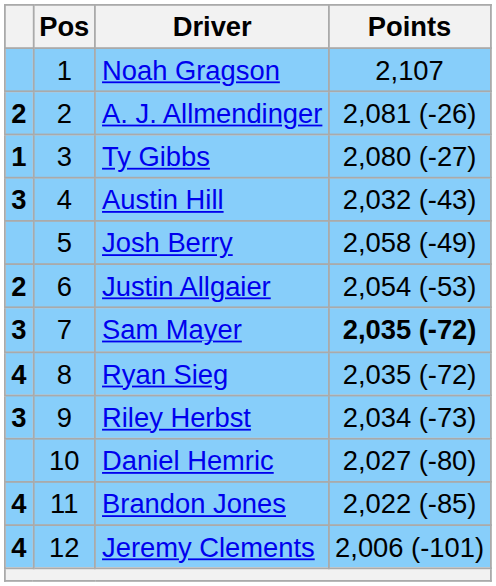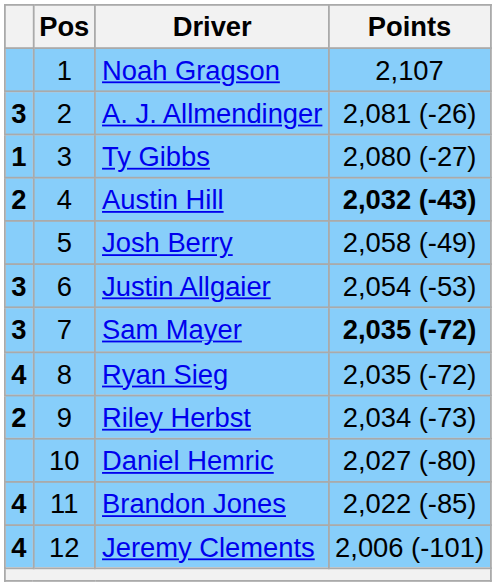(19, 113) 2 -> (19, 113) 3
(19, 200) 3 -> (19, 200) 2
(410, 200) normal -> (410, 200) bold
(19, 287) 2 -> (19, 287) 3
(19, 417) 3 -> (19, 417) 2
